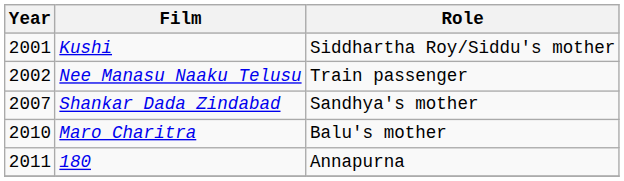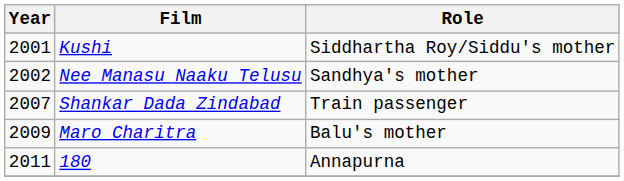(389, 76) Train passenger -> (394, 76) Sandhya's mother
(394, 105) Sandhya's mother -> (389, 105) Train passenger
(30, 133) 2010 -> (30, 133) 2009
